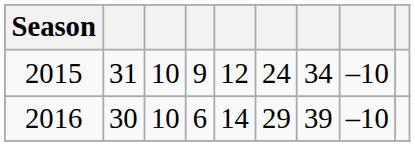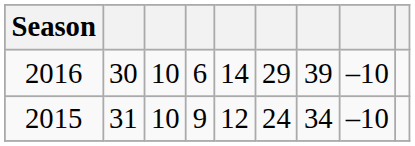rows swapped: (54, 118) <-> (54, 72)
